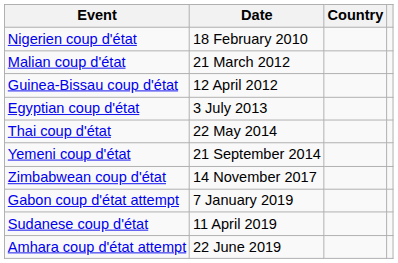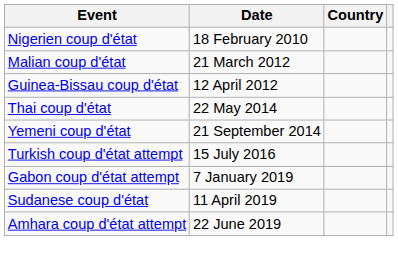- row: (74, 108)
+ row: (95, 154)
- row: (87, 177)
